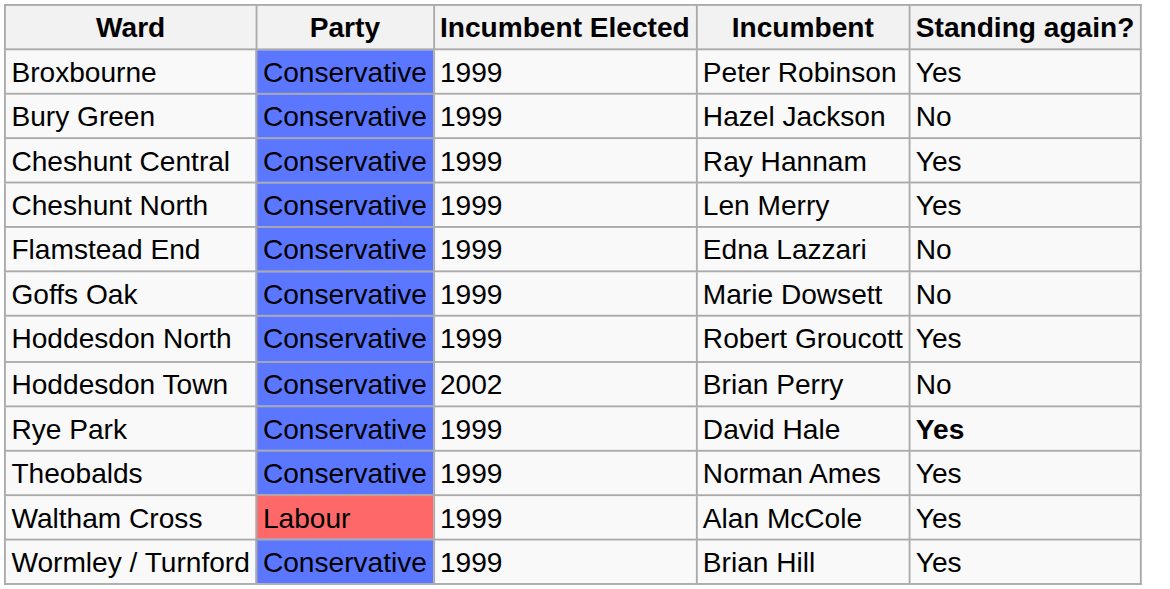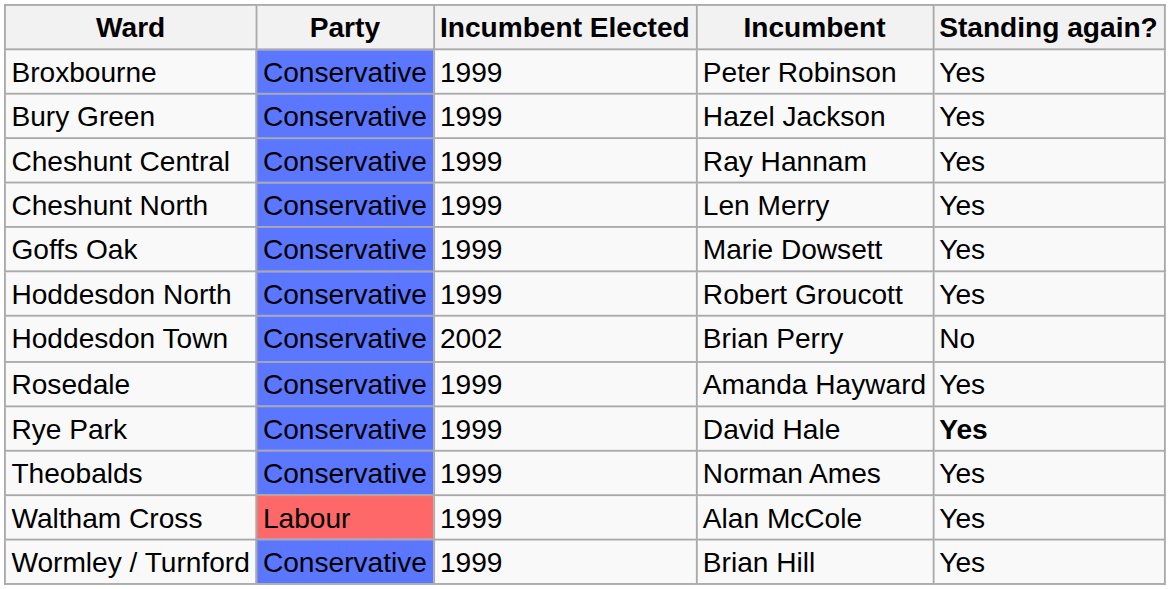(934, 116) No -> (962, 116) Yes
- row: (106, 250)
(934, 294) No -> (962, 250) Yes
+ row: (71, 383)
